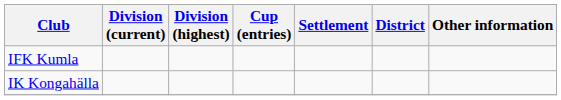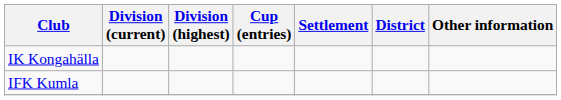rows swapped: (43, 58) <-> (53, 82)
